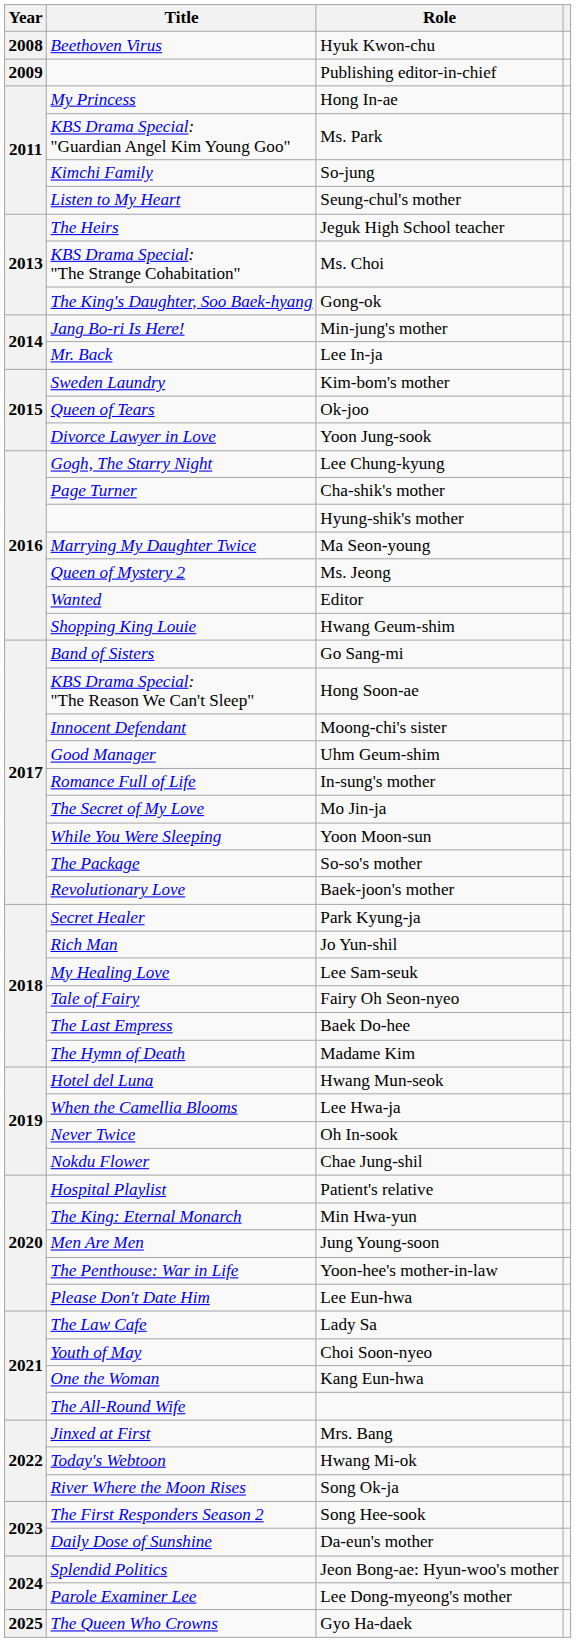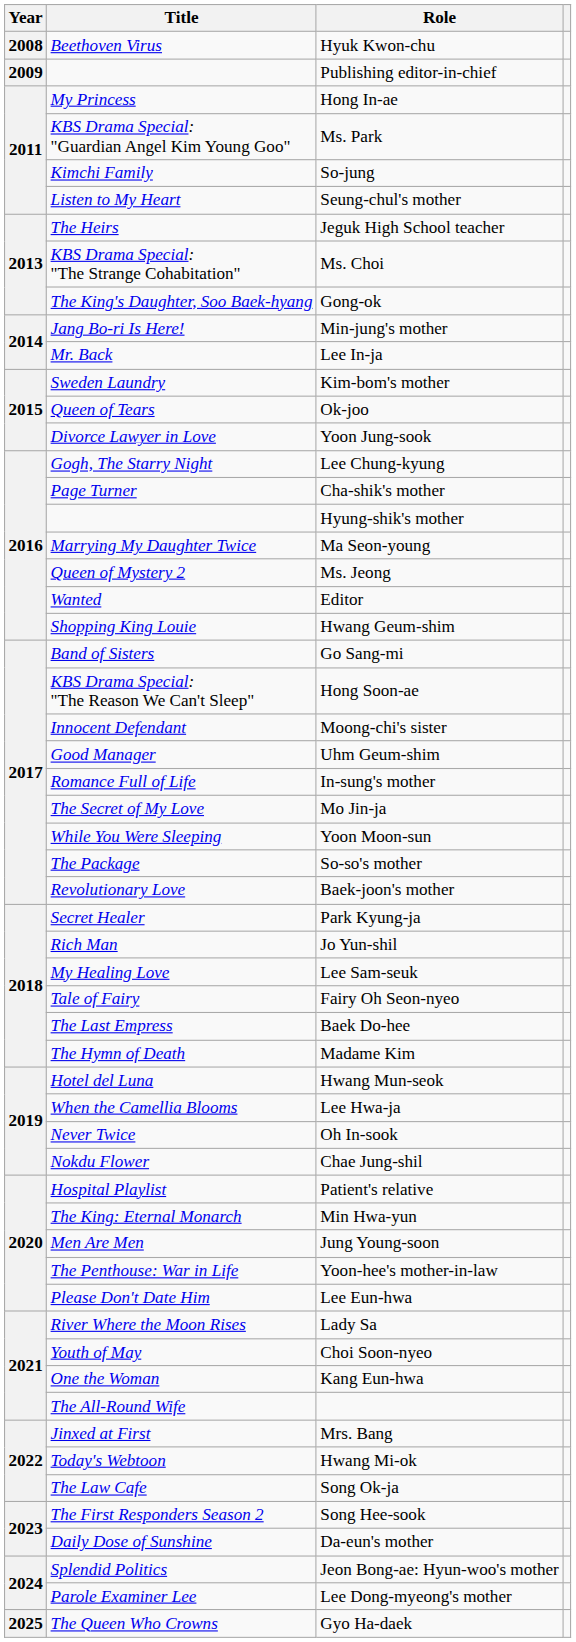(99, 1324) The Law Cafe -> (148, 1324) River Where the Moon Rises
(148, 1487) River Where the Moon Rises -> (99, 1487) The Law Cafe
